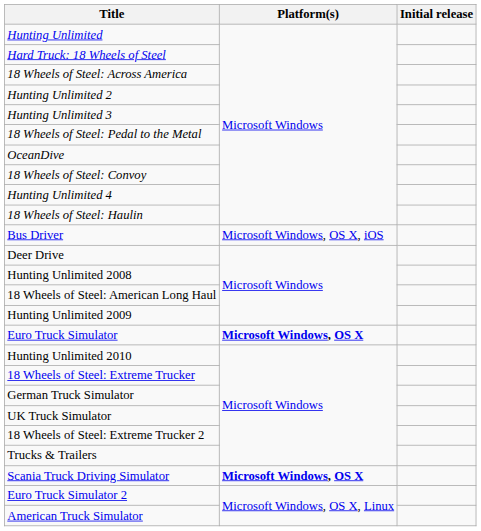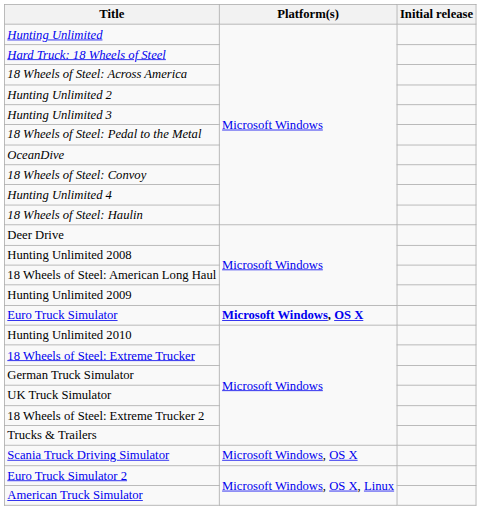- row: (35, 235)
(293, 475) bold -> (290, 455) normal
